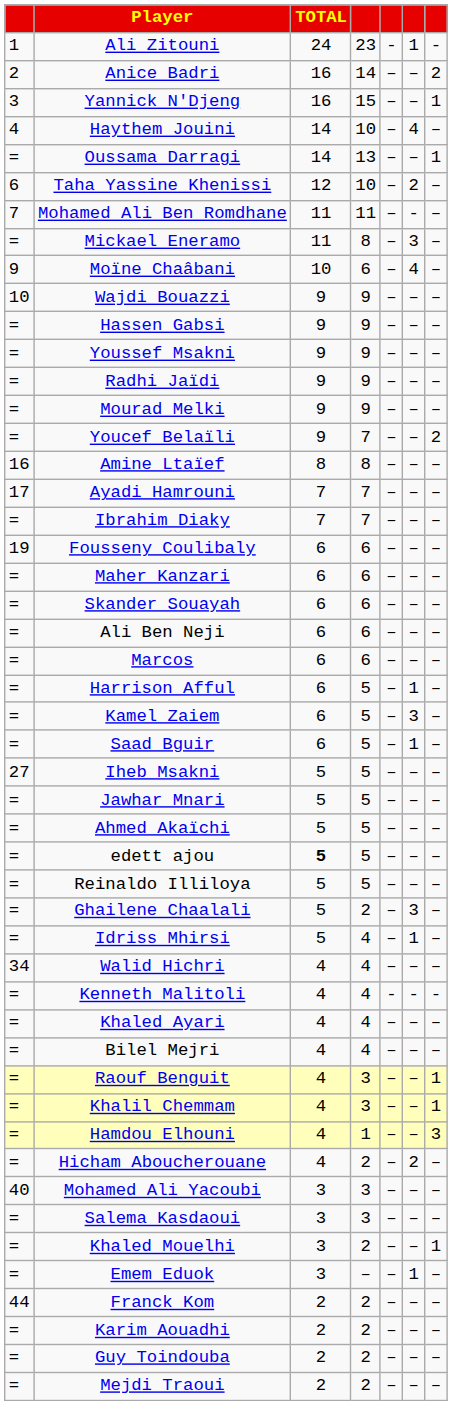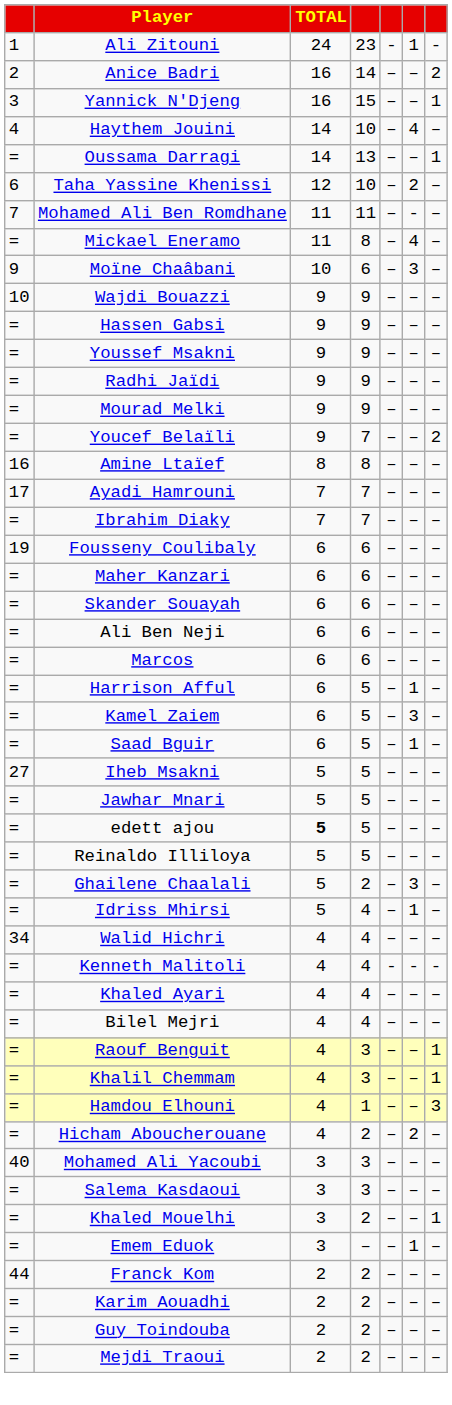(414, 242) 3 -> (414, 242) 4
(414, 270) 4 -> (414, 270) 3
- row: (162, 828)
